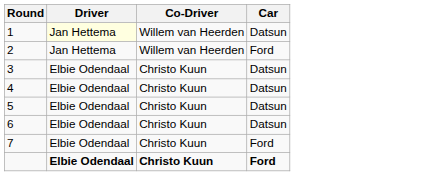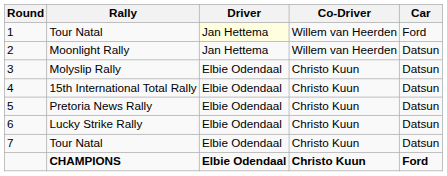+ column: (123, 13)
(268, 32) Datsun -> (414, 32) Ford
(262, 50) Ford -> (421, 50) Datsun
(262, 143) Ford -> (421, 143) Datsun
